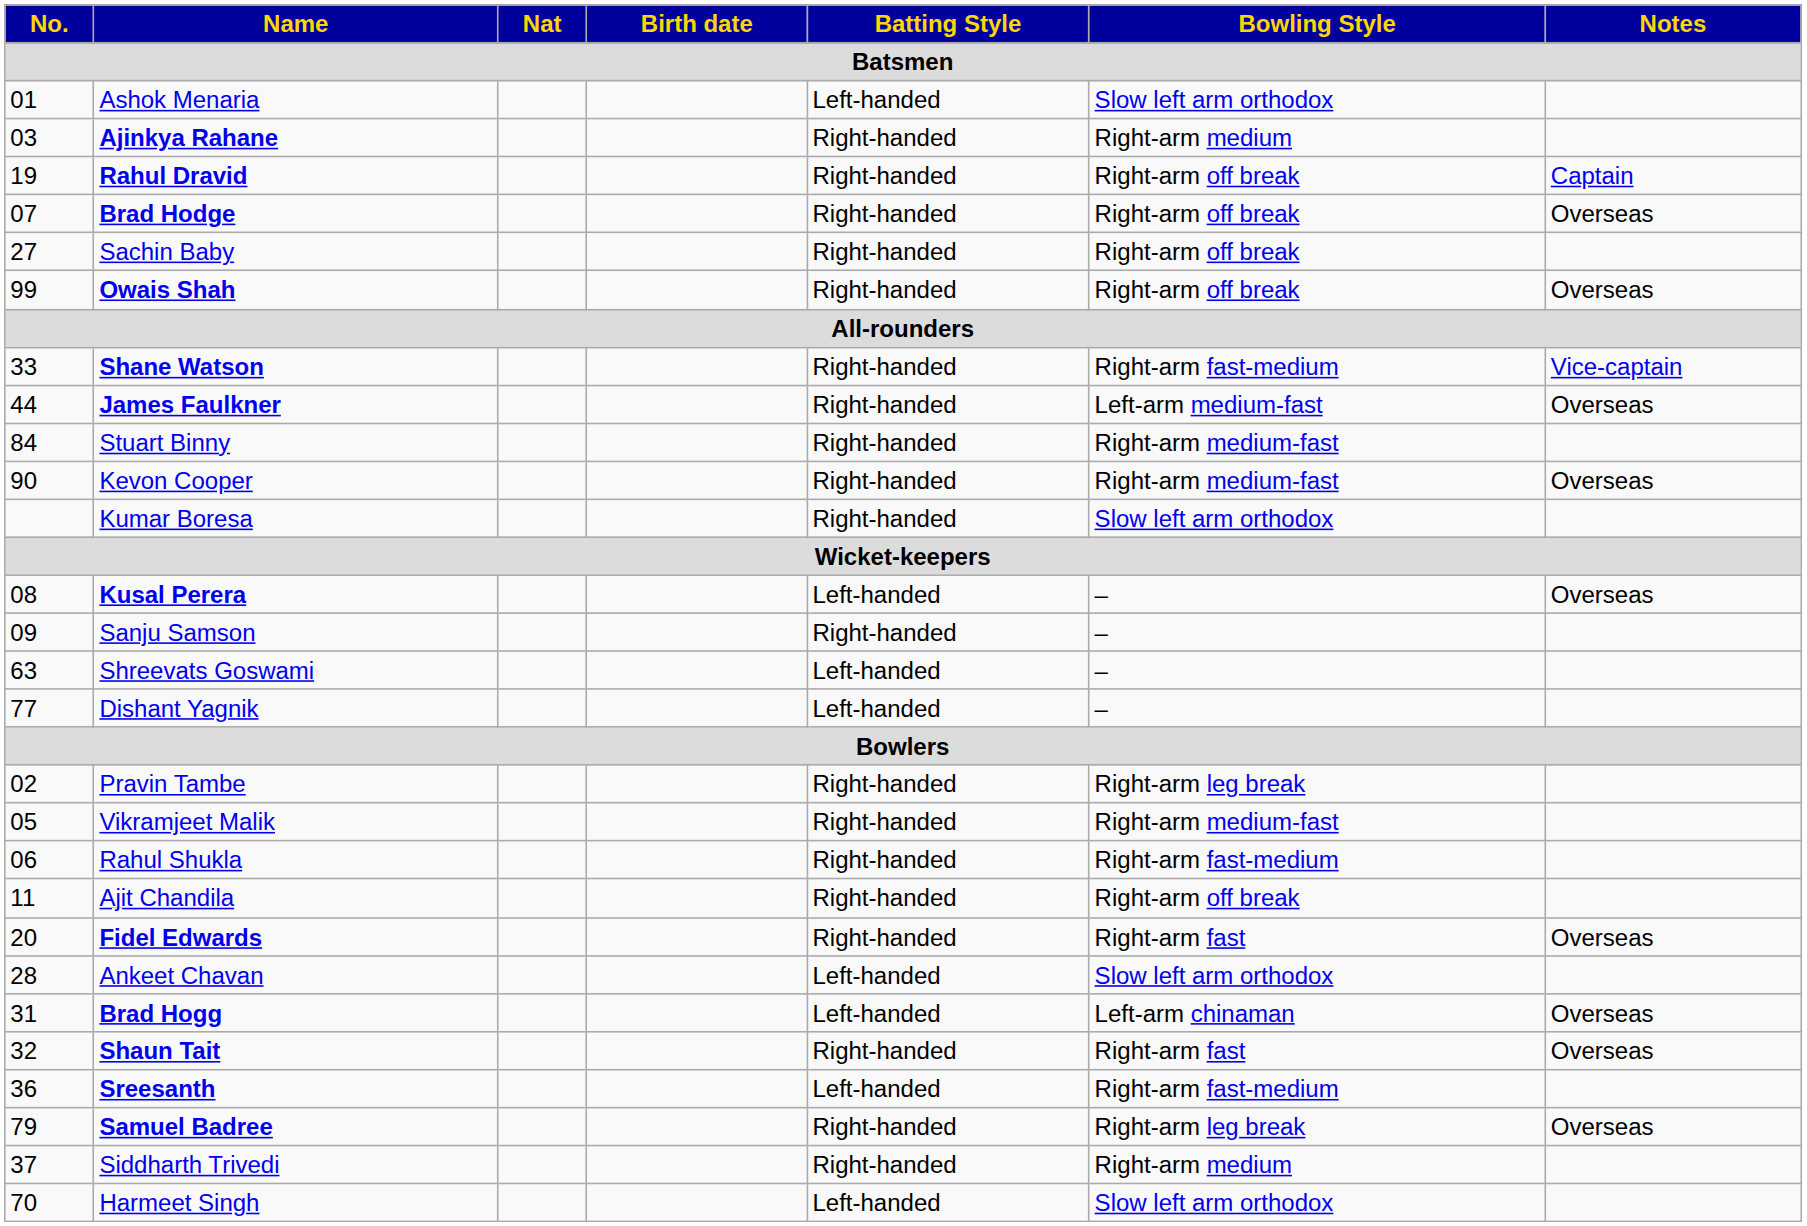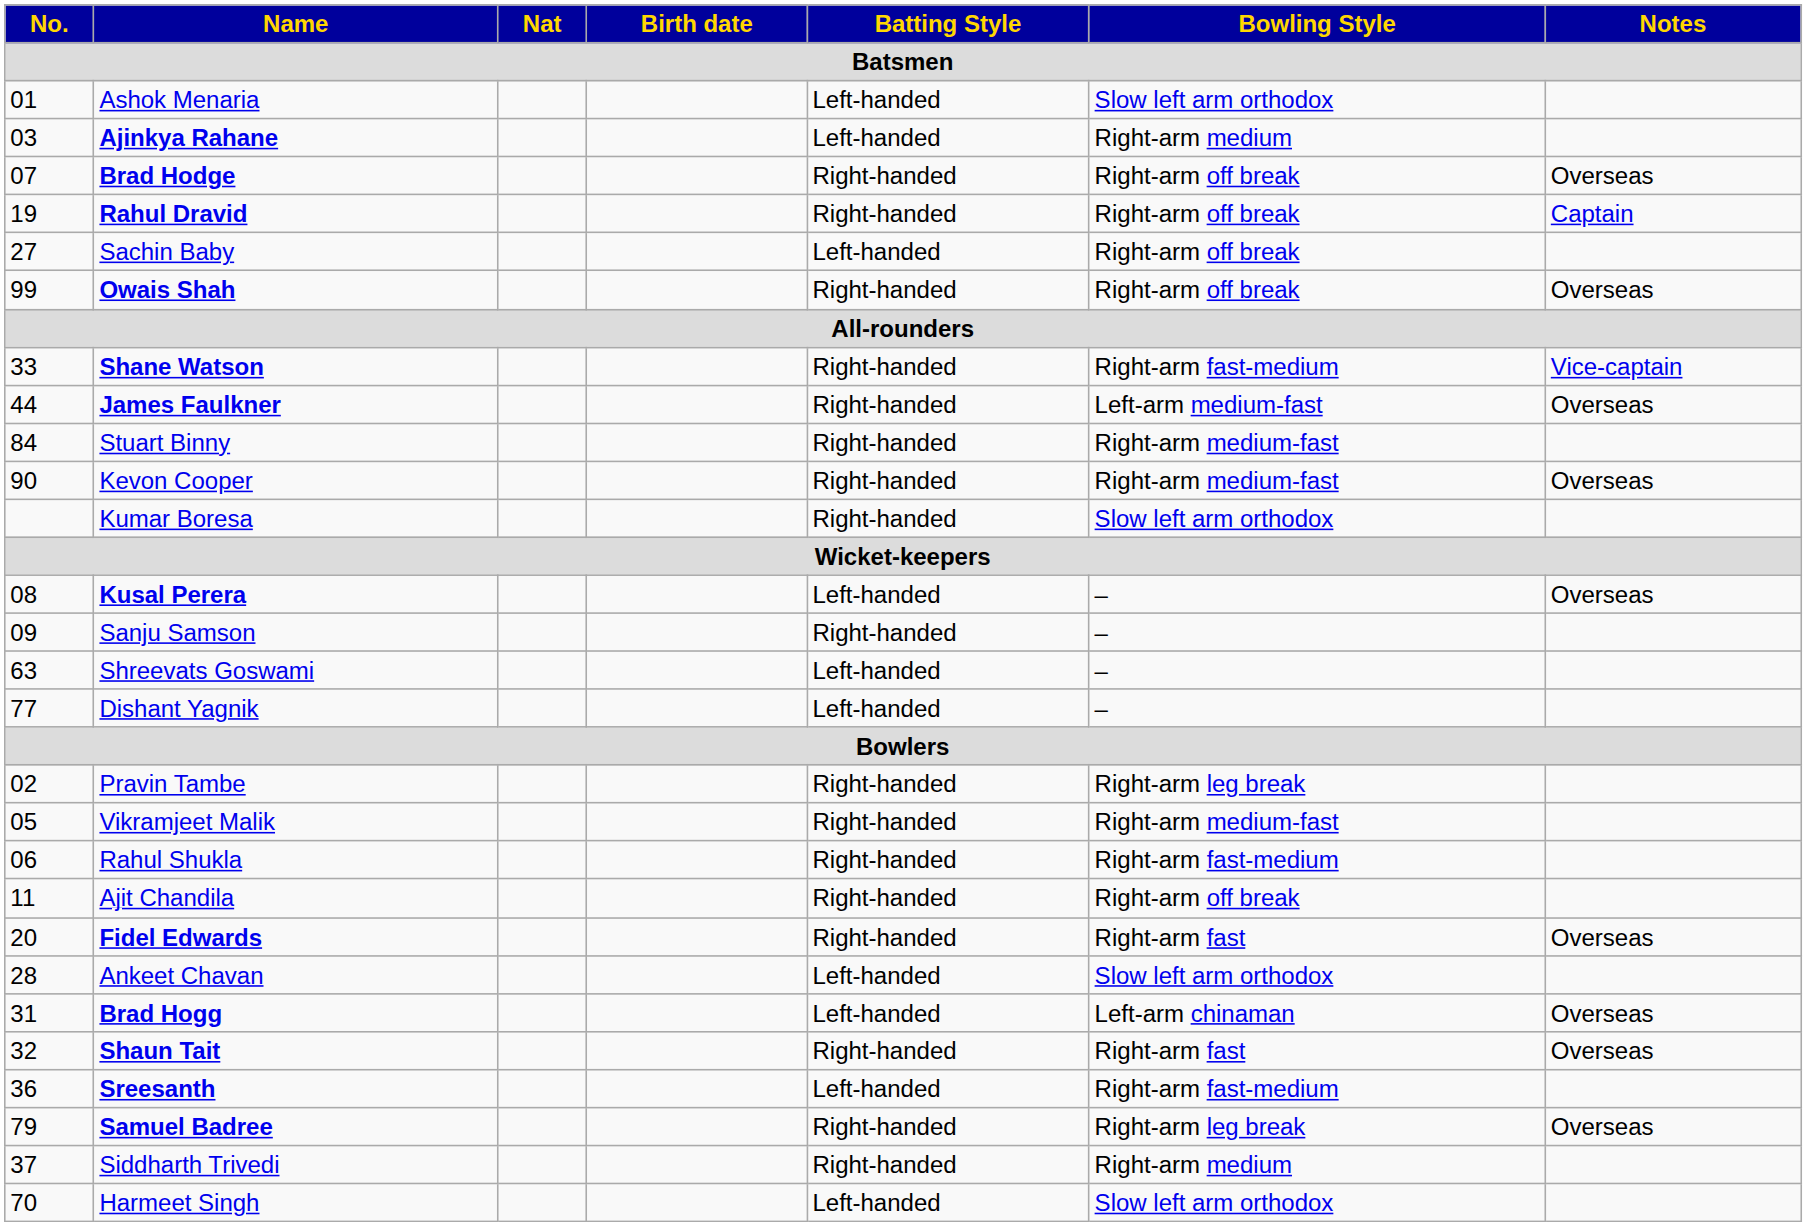(885, 138) Right-handed -> (877, 138) Left-handed
rows swapped: (167, 214) <-> (173, 176)
(885, 252) Right-handed -> (877, 252) Left-handed
